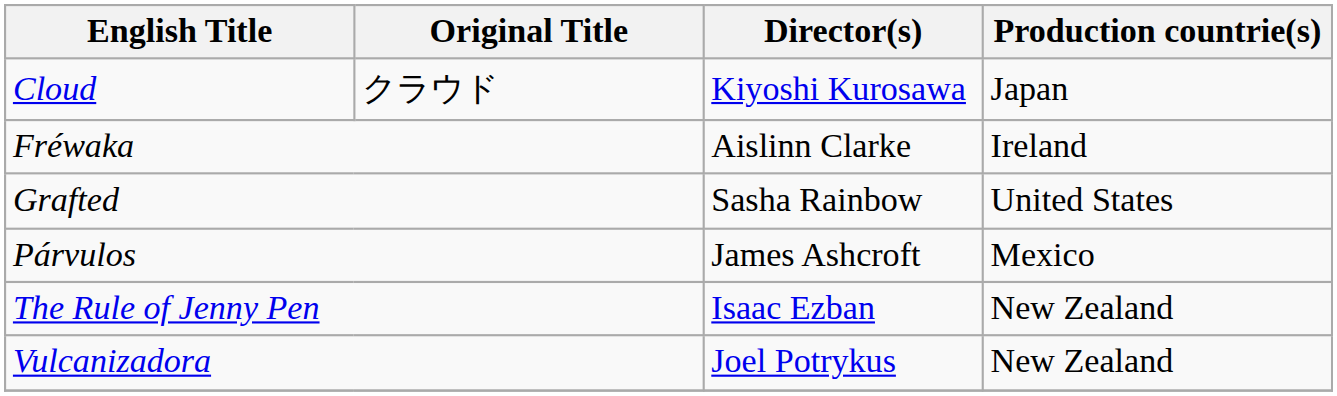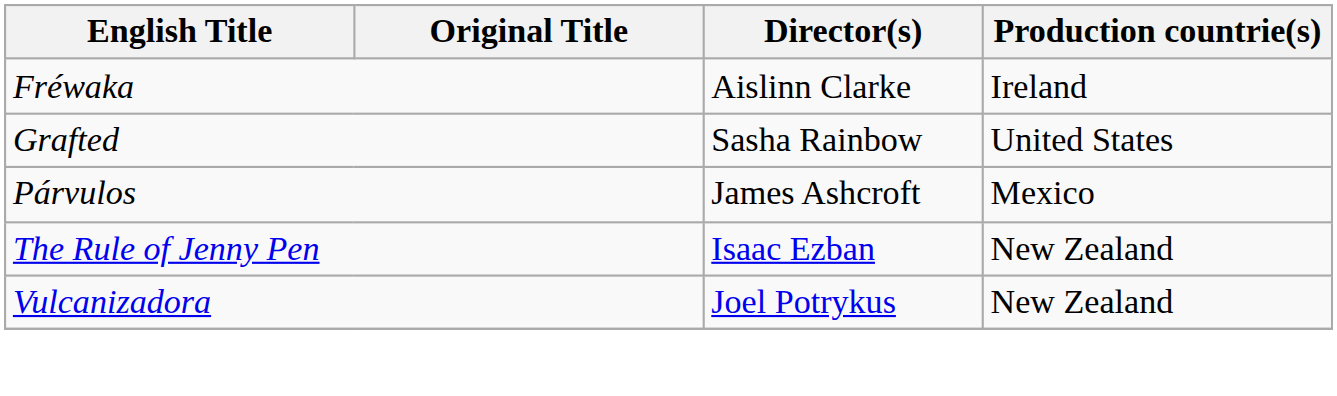- row: (55, 88)
